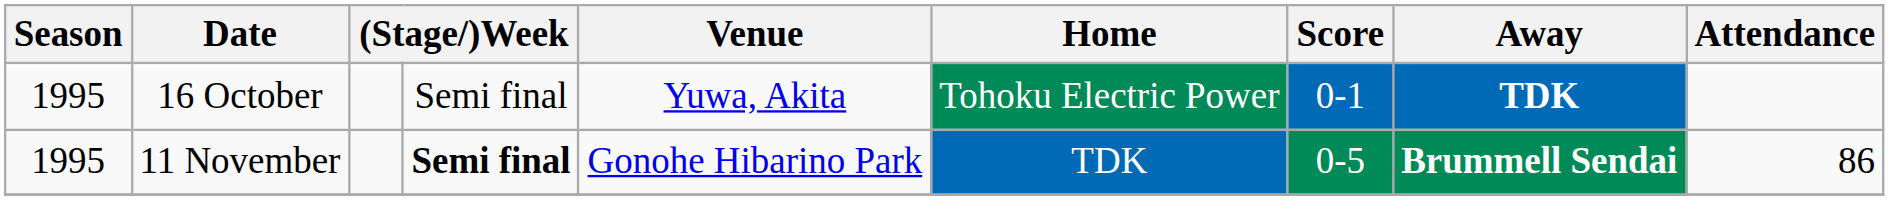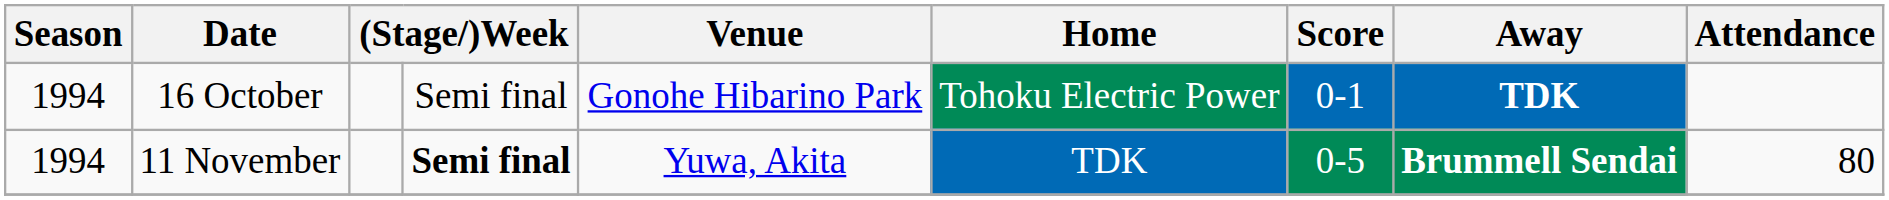(68, 95) 1995 -> (68, 95) 1994
(755, 95) Yuwa, Akita -> (755, 95) Gonohe Hibarino Park
(68, 161) 1995 -> (68, 161) 1994
(755, 161) Gonohe Hibarino Park -> (755, 161) Yuwa, Akita
(1857, 161) 86 -> (1857, 161) 80
